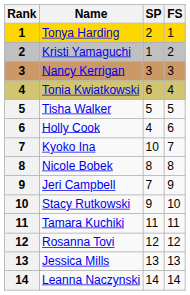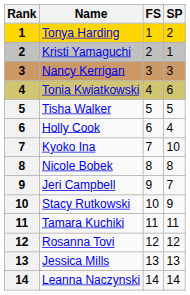columns swapped: (154, 14) <-> (175, 14)
